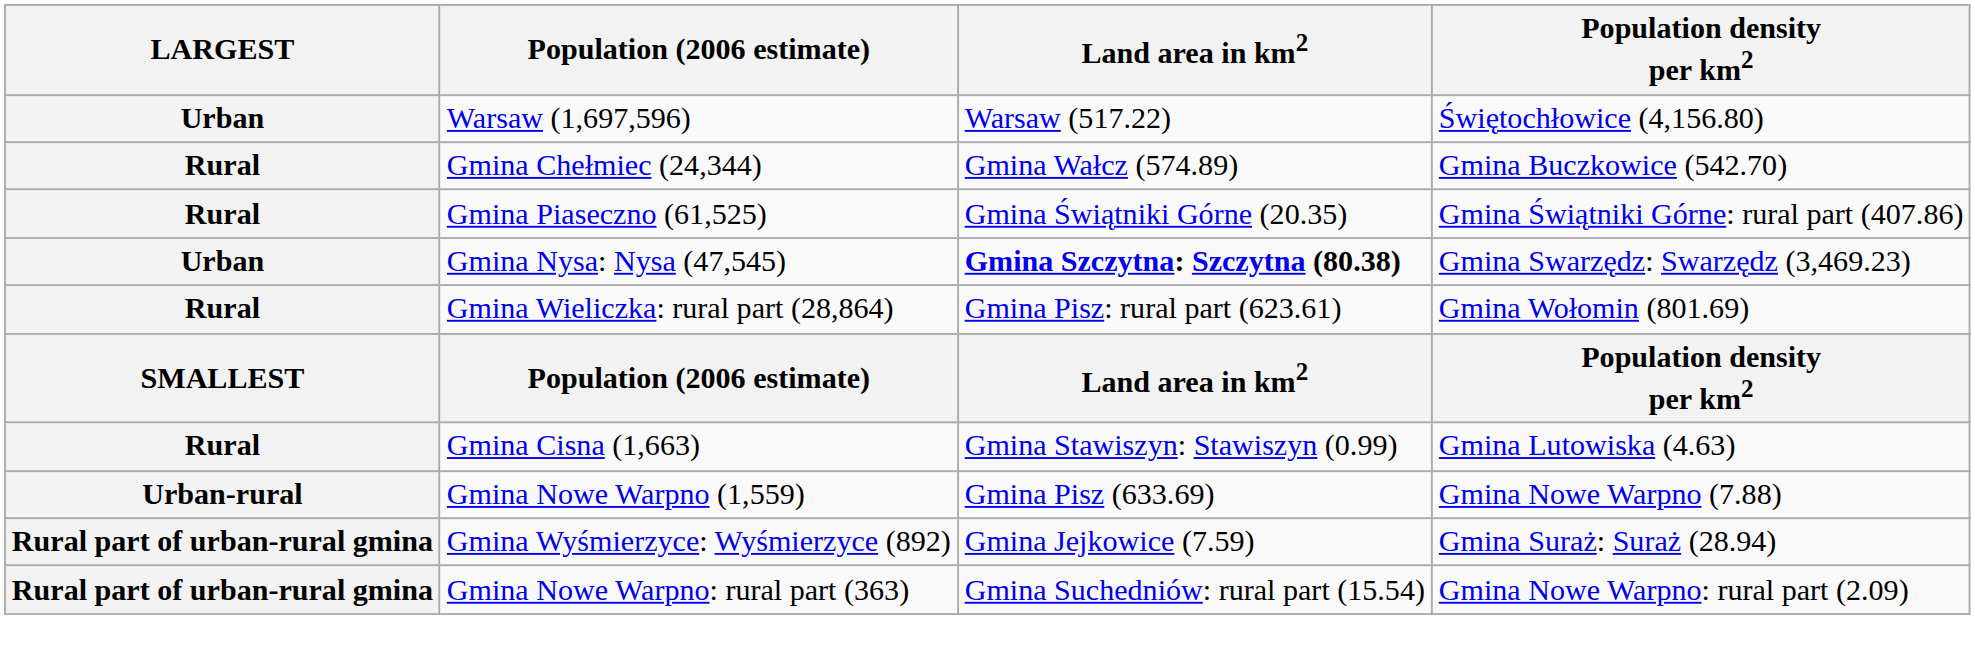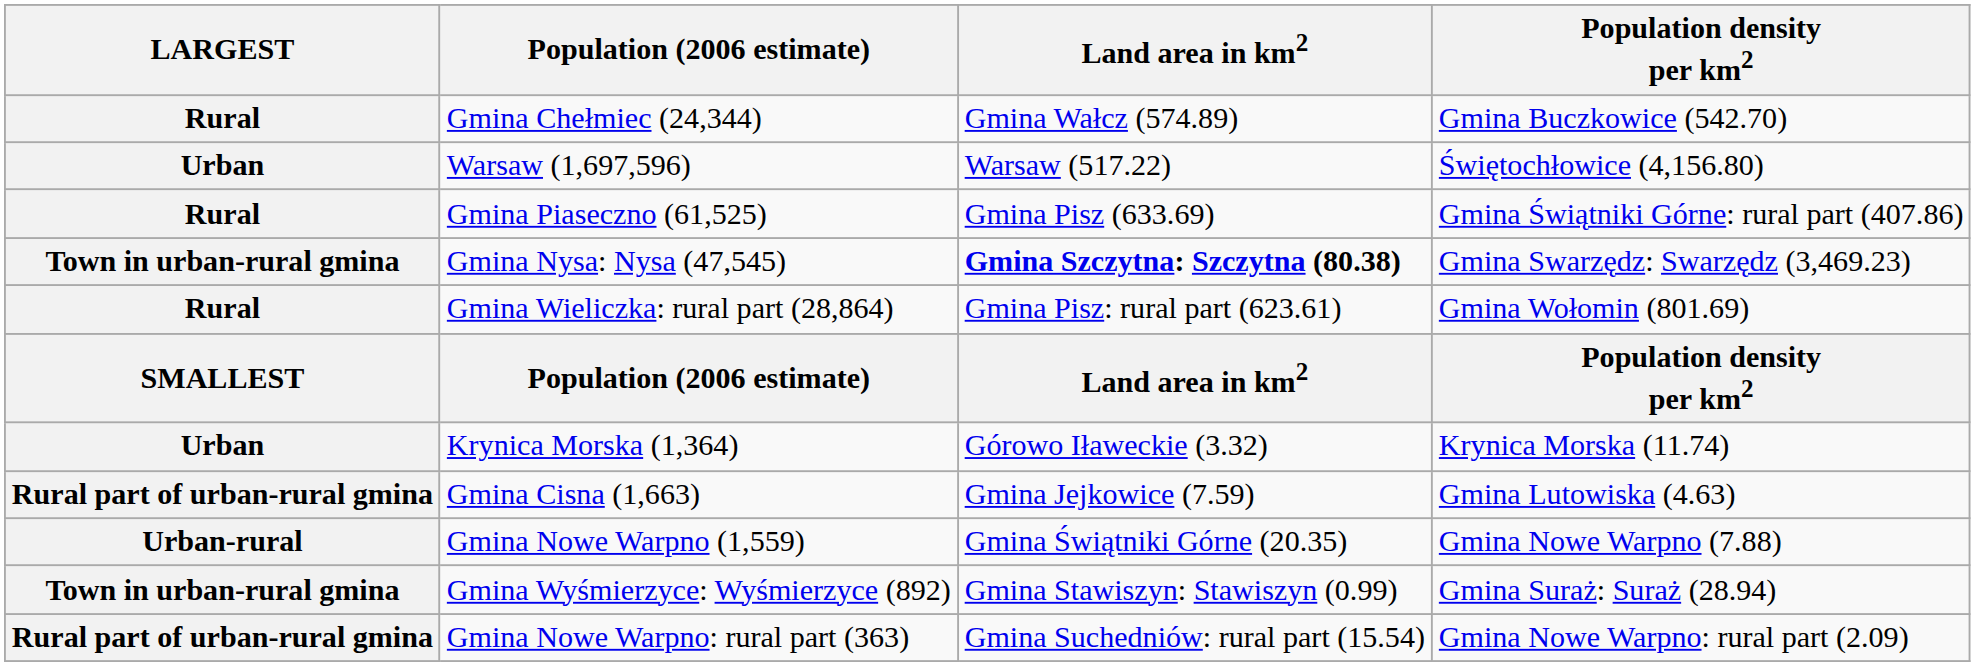rows swapped: (569, 118) <-> (604, 165)
(1156, 213) Gmina Świątniki Górne (20.35) -> (1090, 213) Gmina Pisz (633.69)
(222, 261) Urban -> (222, 261) Town in urban-rural gmina
+ row: (593, 446)
(222, 446) Rural -> (222, 493) Rural part of urban-rural gmina
(1181, 446) Gmina Stawiszyn: Stawiszyn (0.99) -> (1110, 493) Gmina Jejkowice (7.59)
(1090, 493) Gmina Pisz (633.69) -> (1156, 541) Gmina Świątniki Górne (20.35)
(222, 541) Rural part of urban-rural gmina -> (222, 589) Town in urban-rural gmina
(1110, 541) Gmina Jejkowice (7.59) -> (1181, 589) Gmina Stawiszyn: Stawiszyn (0.99)
